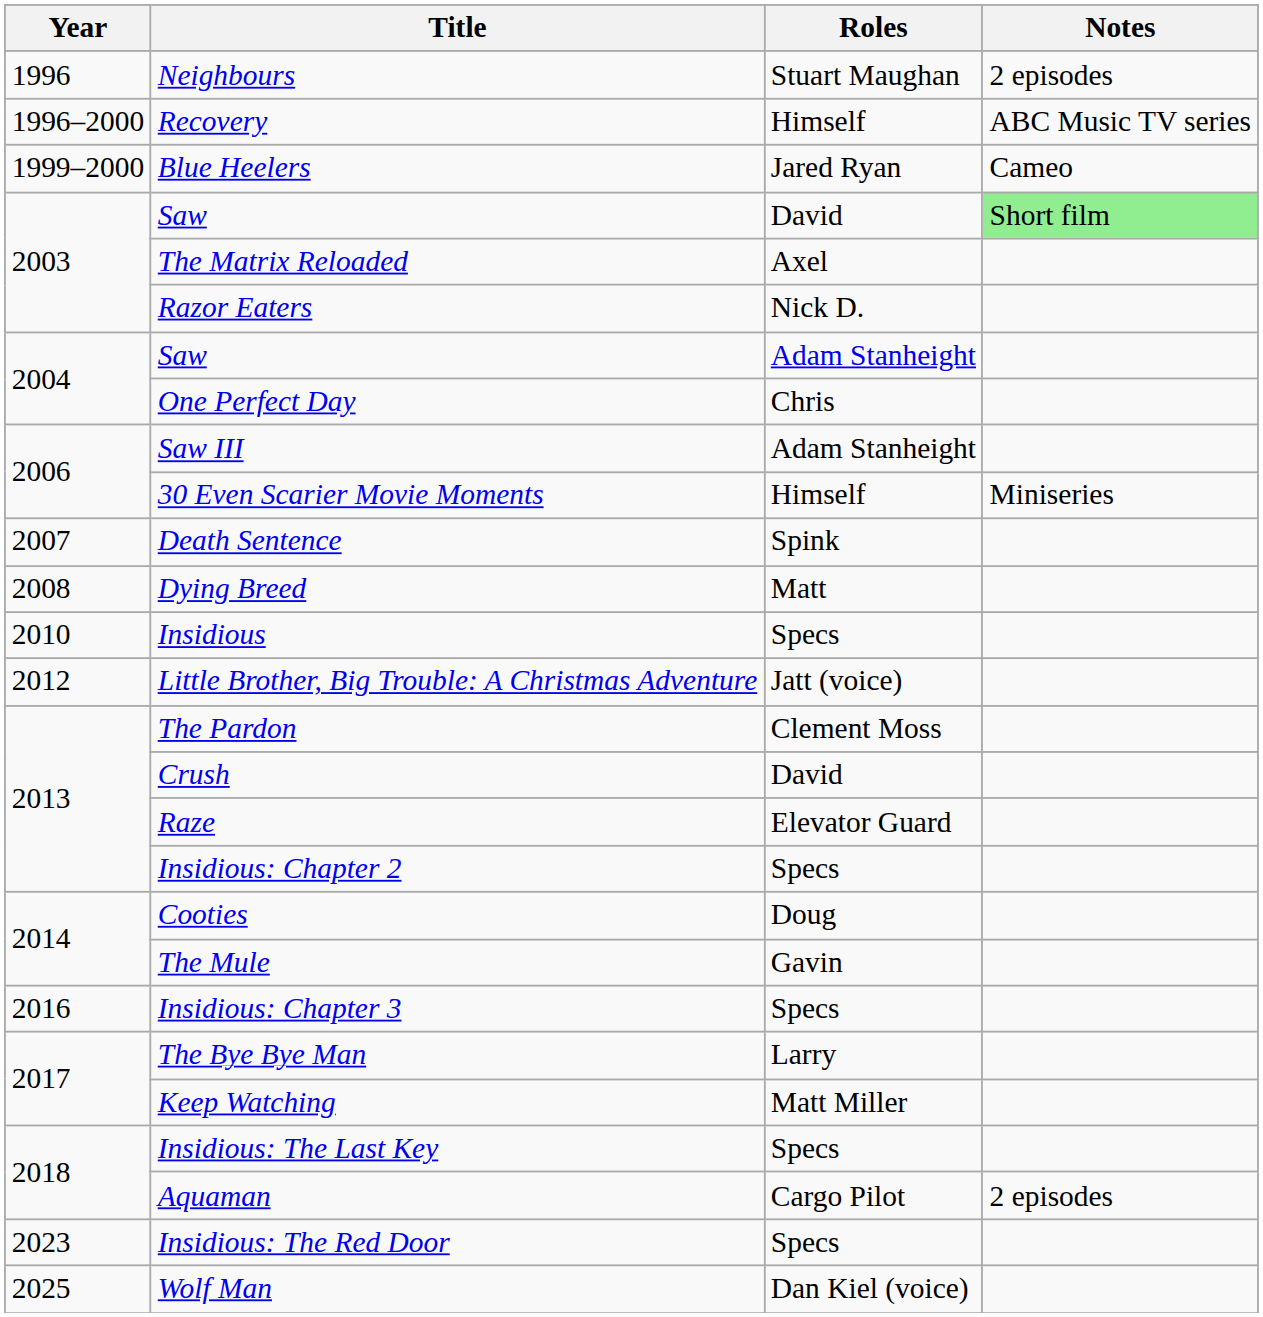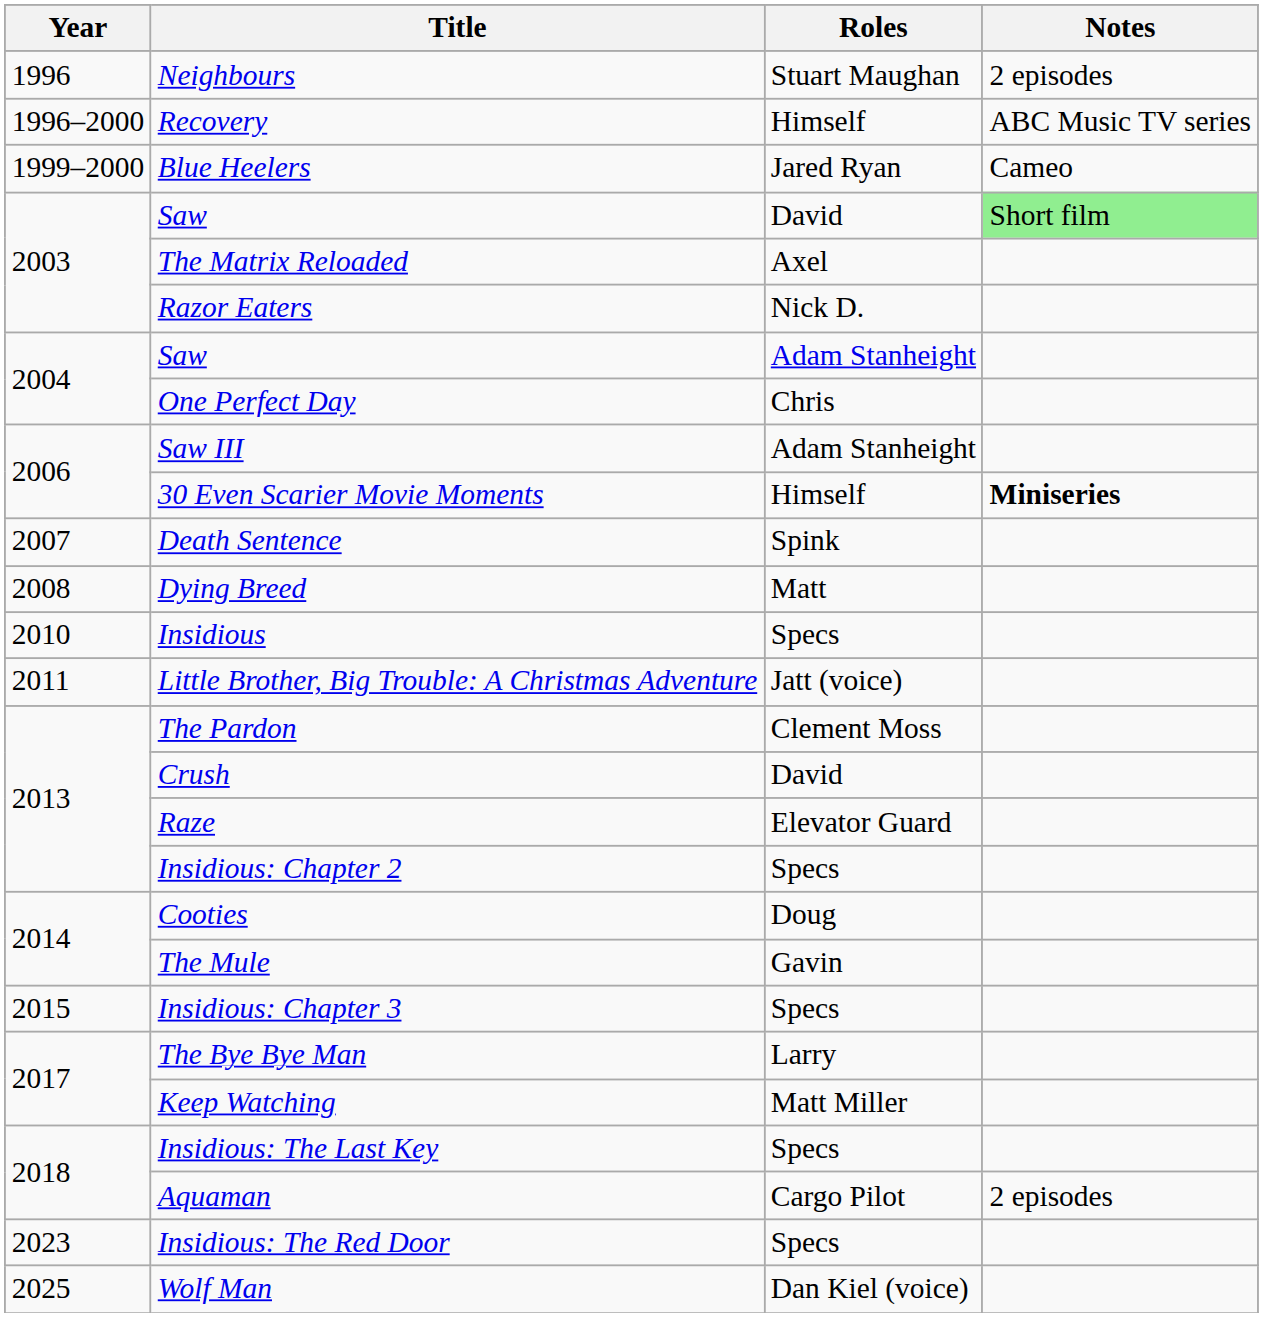(1052, 494) normal -> (1055, 494) bold
(41, 681) 2012 -> (41, 681) 2011
(41, 1008) 2016 -> (41, 1008) 2015
